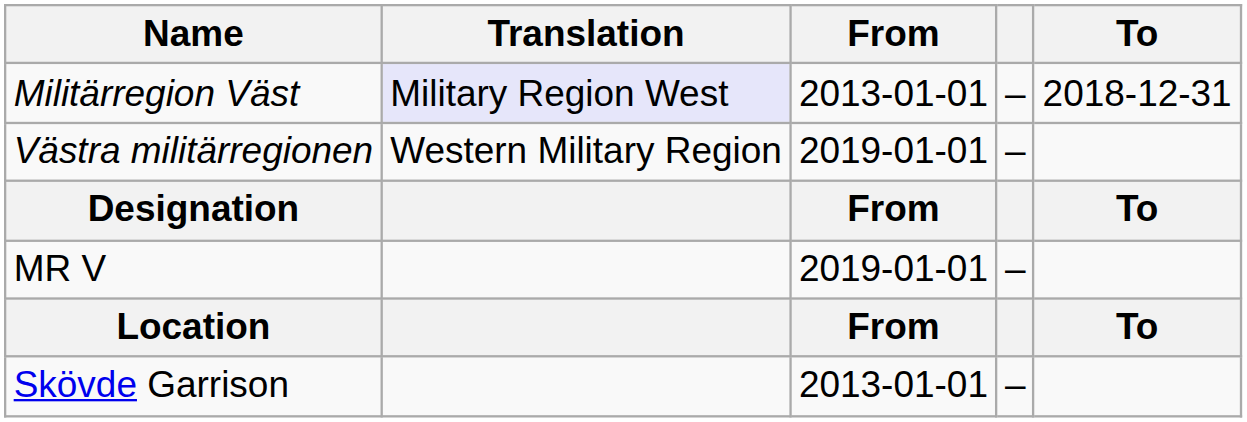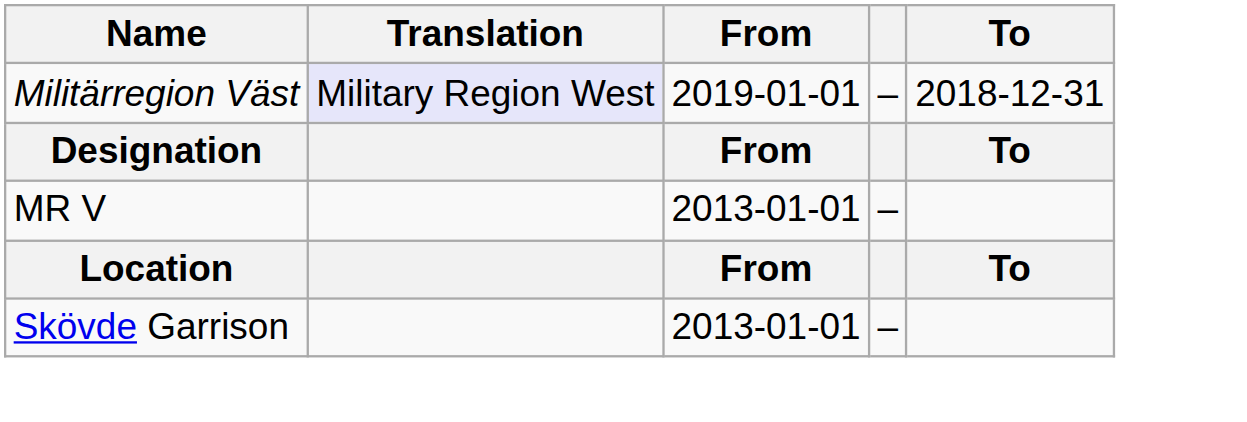(893, 92) 2013-01-01 -> (766, 92) 2019-01-01
- row: (193, 151)
(893, 268) 2019-01-01 -> (766, 209) 2013-01-01
